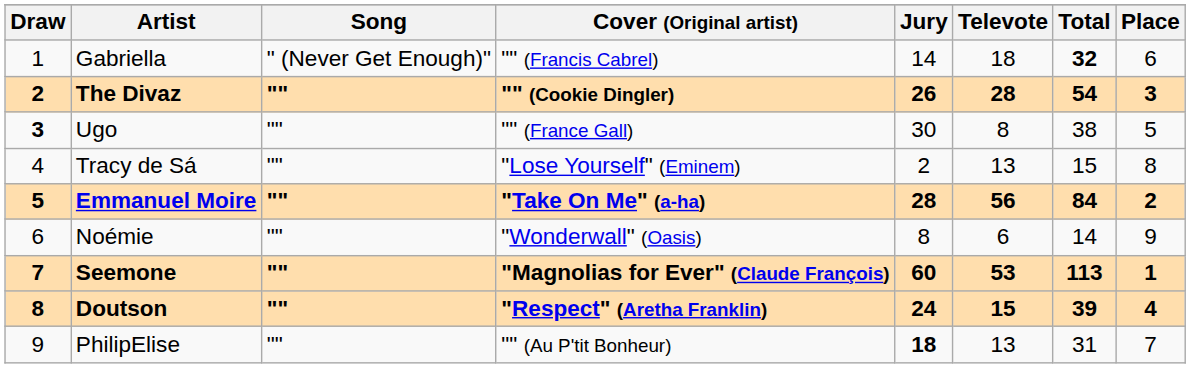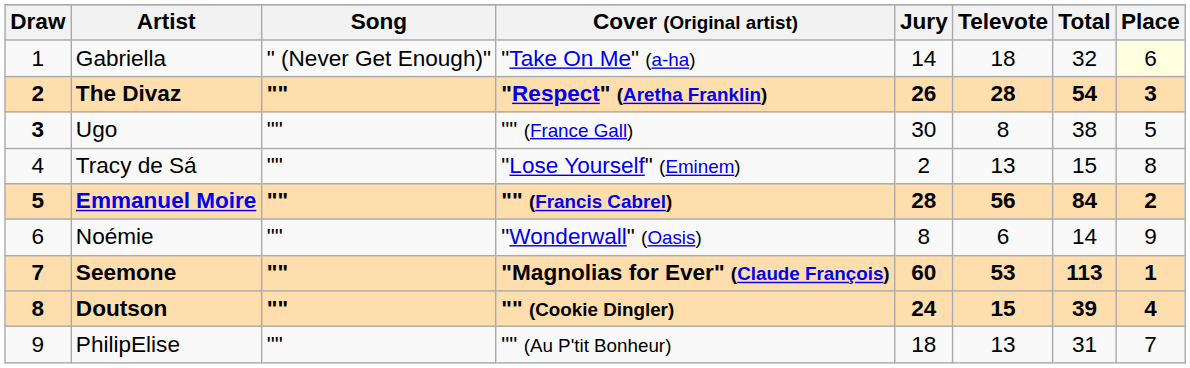(580, 58) "" (Francis Cabrel) -> (598, 58) "Take On Me" (a-ha)
(1084, 58) bold -> (1084, 58) normal
(1150, 58) no background -> (1150, 58) lightyellow background
(588, 93) "" (Cookie Dingler) -> (634, 93) "Respect" (Aretha Franklin)
(603, 201) "Take On Me" (a-ha) -> (587, 201) "" (Francis Cabrel)
(634, 308) "Respect" (Aretha Franklin) -> (588, 308) "" (Cookie Dingler)
(924, 344) bold -> (924, 344) normal
